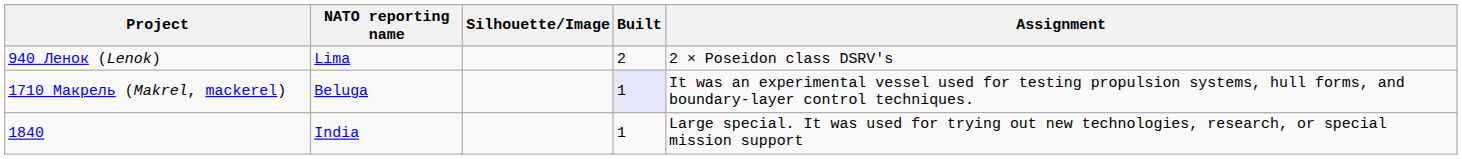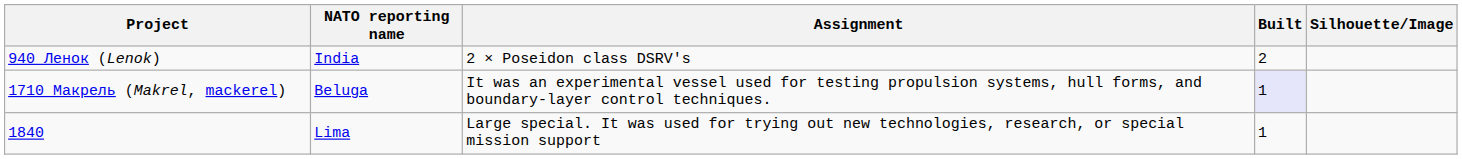columns swapped: (538, 25) <-> (1061, 25)
(332, 58) Lima -> (337, 58) India
(337, 133) India -> (332, 133) Lima
